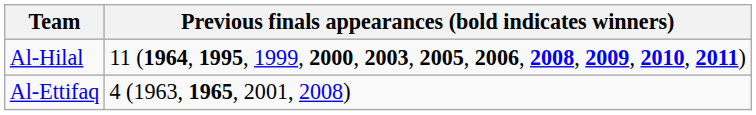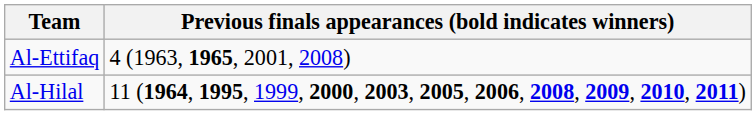rows swapped: (47, 57) <-> (55, 92)
